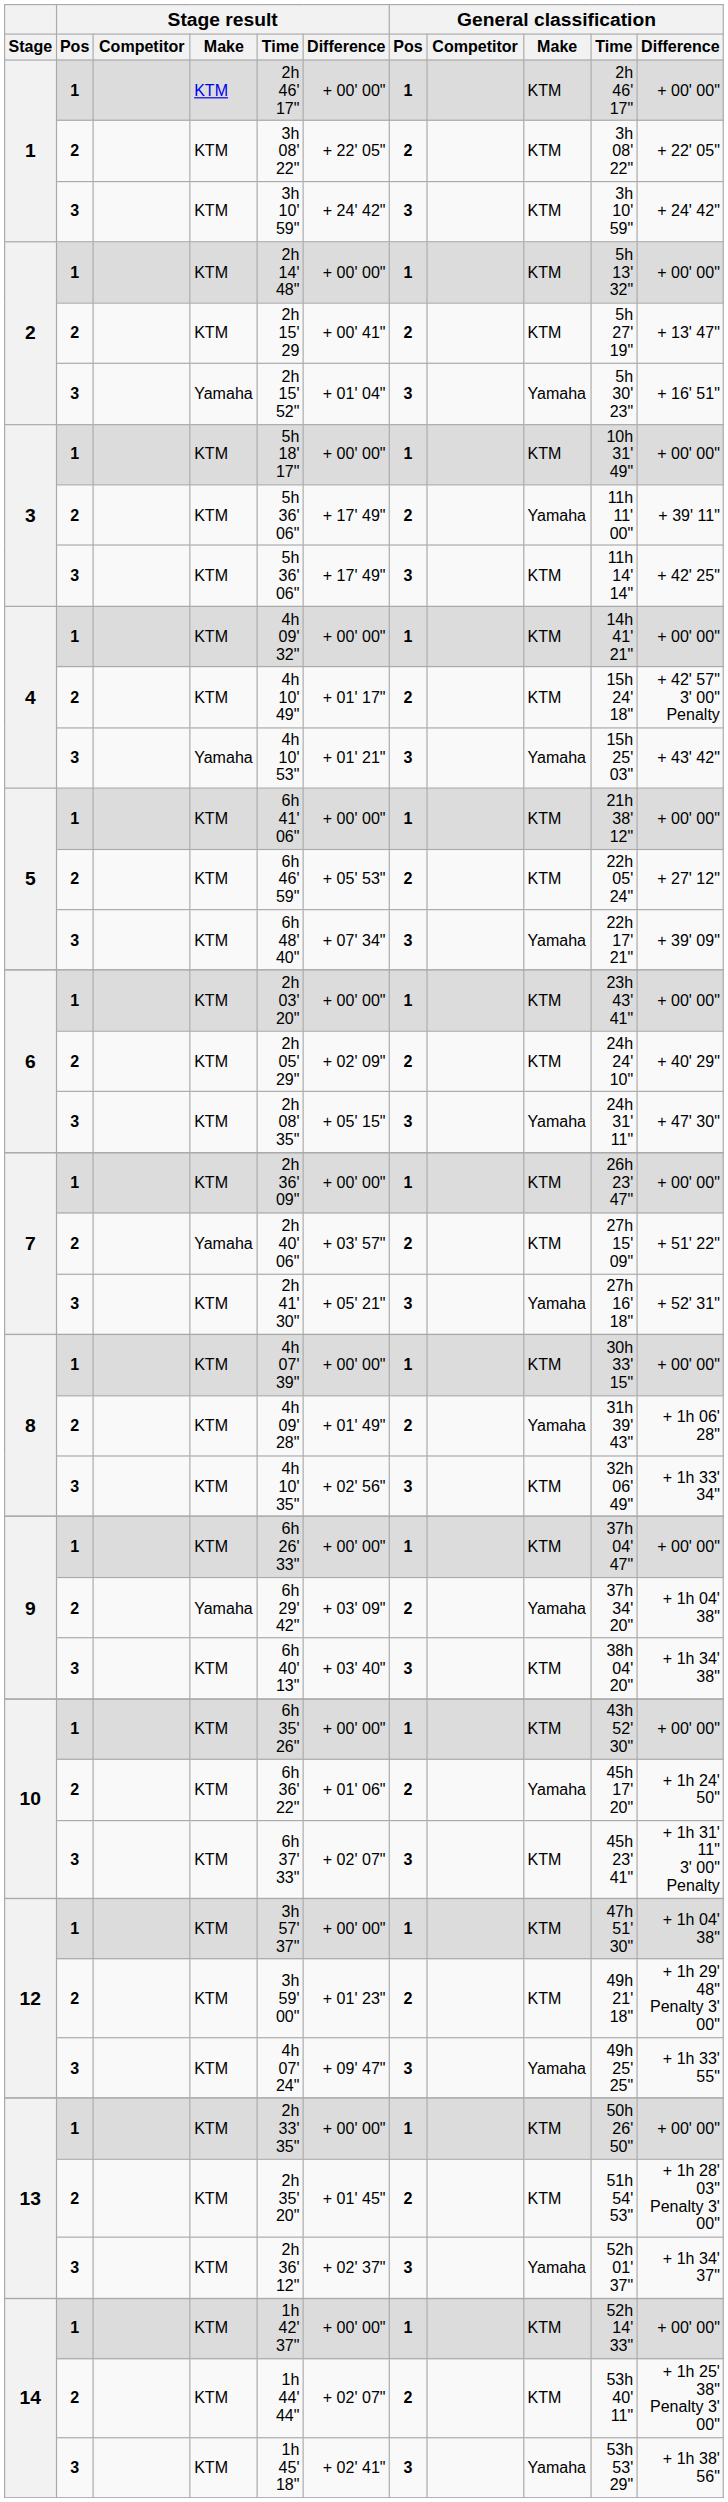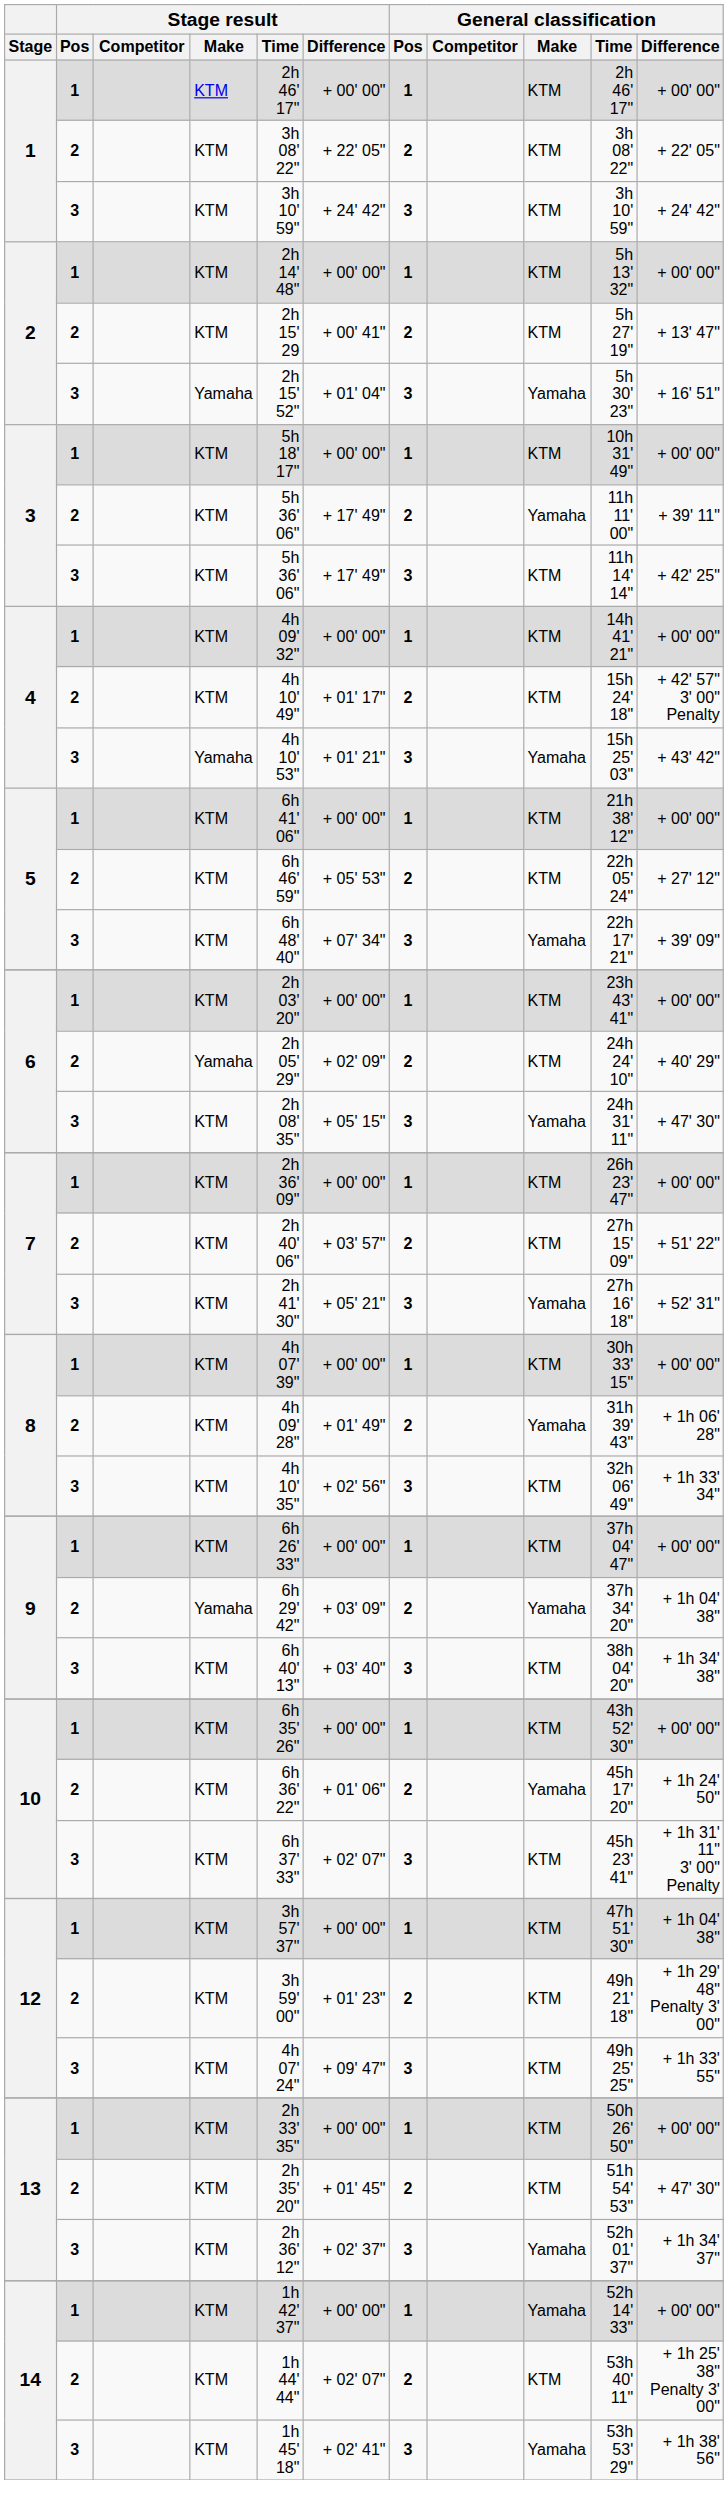(211, 1061) KTM -> (223, 1061) Yamaha
(223, 1243) Yamaha -> (211, 1243) KTM
(557, 2068) Yamaha -> (544, 2068) KTM
(685, 2198) + 1h 28' 03" Penalty 3' 00" -> (689, 2189) + 47' 30"
(544, 2328) KTM -> (557, 2310) Yamaha
